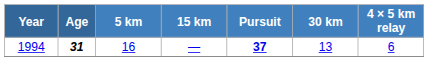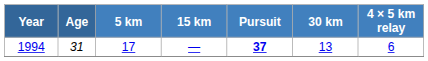(77, 47) bold -> (77, 47) normal
(129, 47) 16 -> (129, 47) 17
